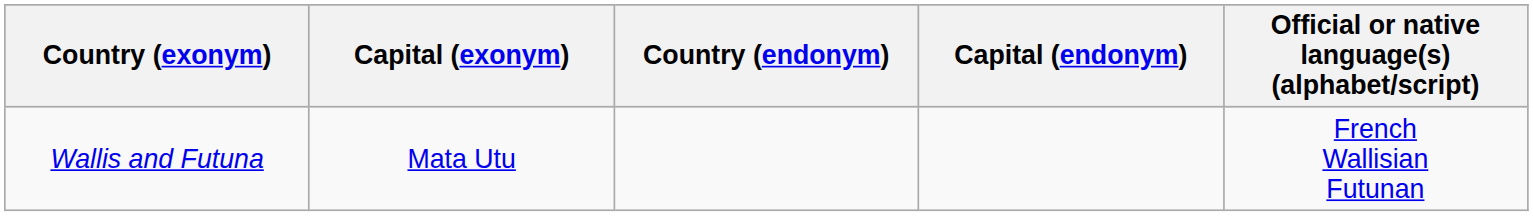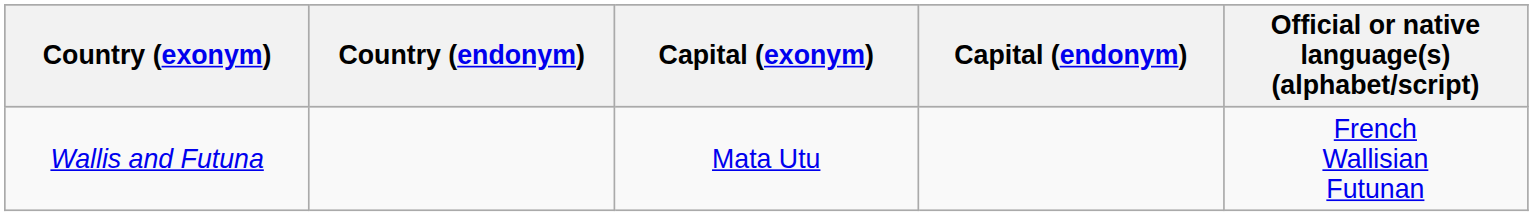columns swapped: (462, 55) <-> (766, 55)
